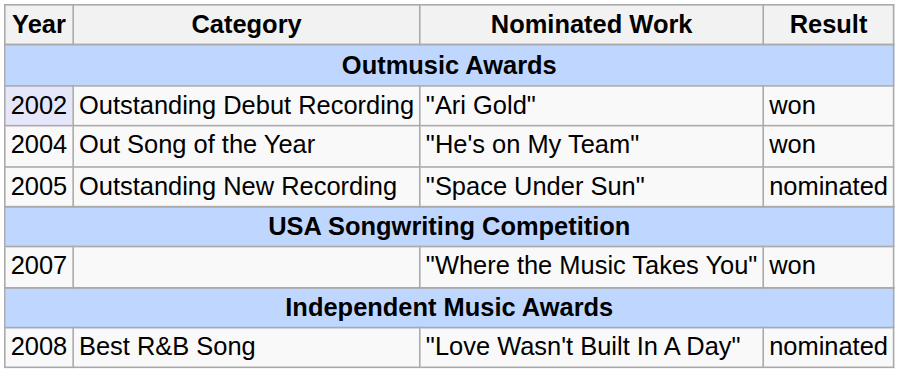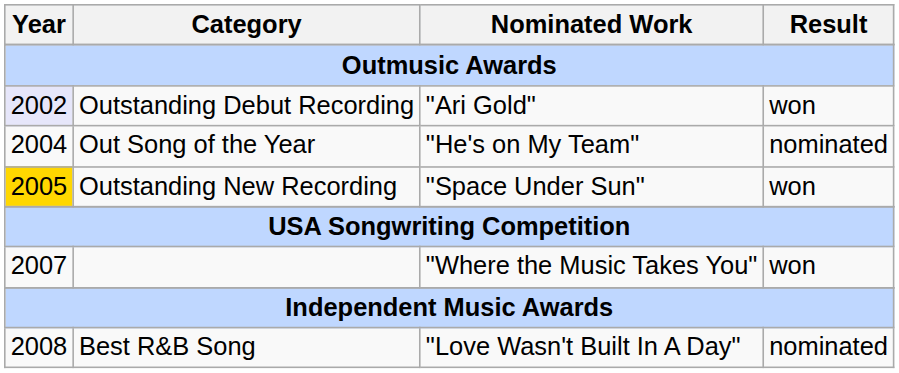(792, 145) won -> (829, 145) nominated
(39, 186) no background -> (39, 186) gold background
(829, 186) nominated -> (792, 186) won
